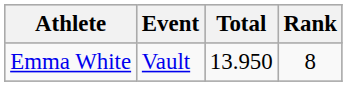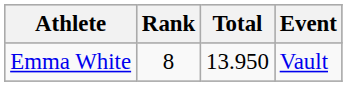columns swapped: (170, 23) <-> (310, 23)
